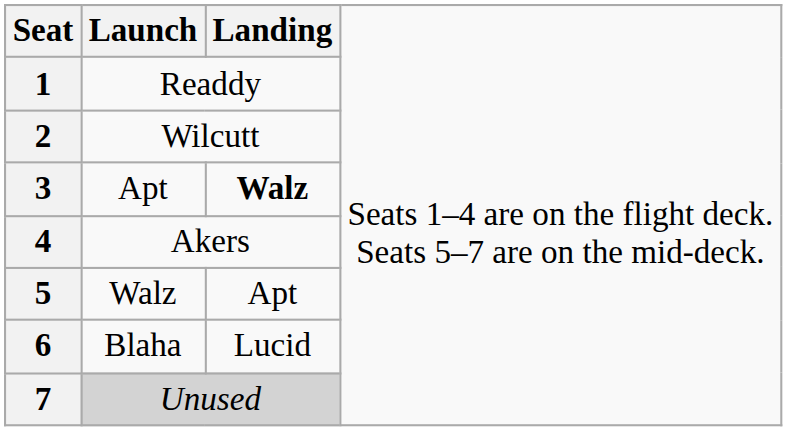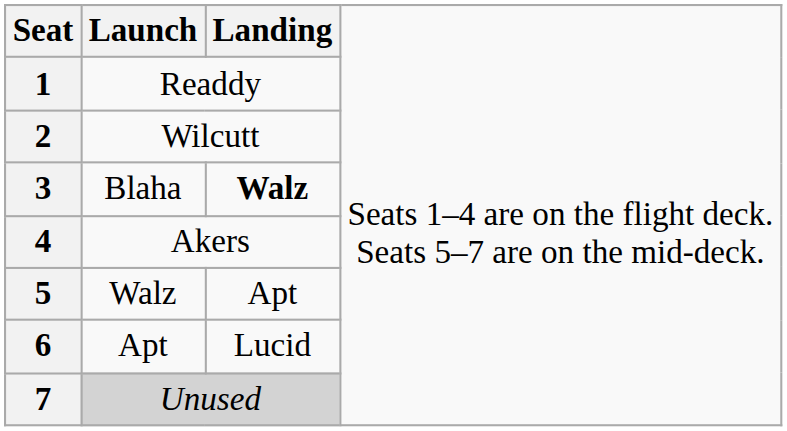(143, 188) Apt -> (143, 188) Blaha
(143, 345) Blaha -> (143, 345) Apt
